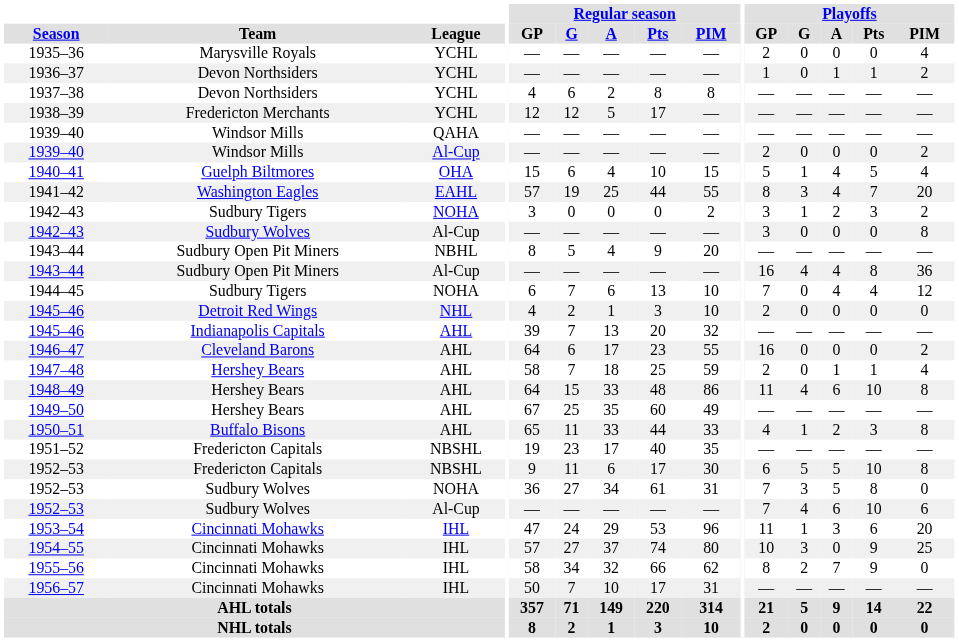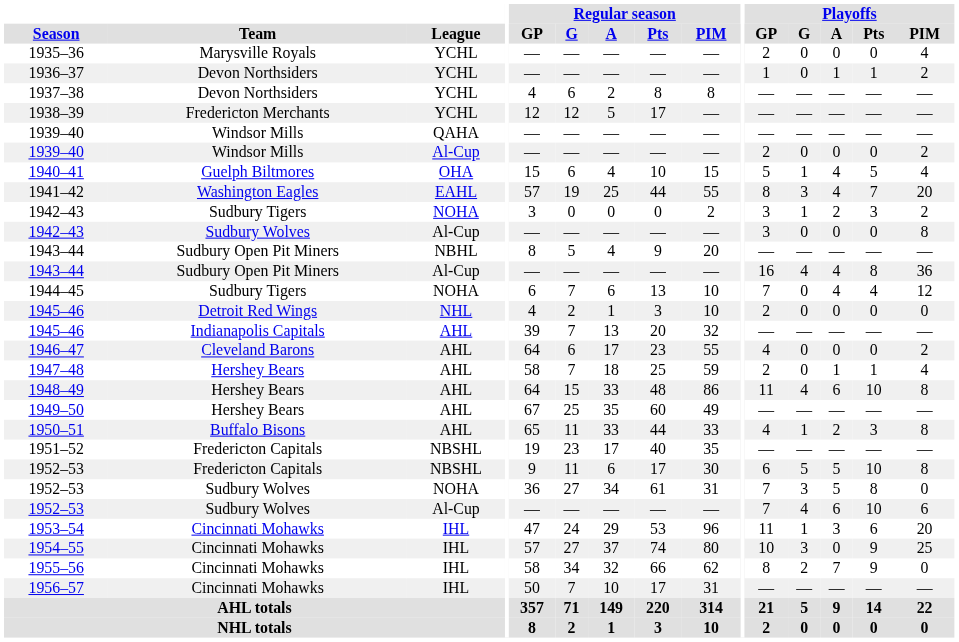(766, 350) 16 -> (766, 350) 4
